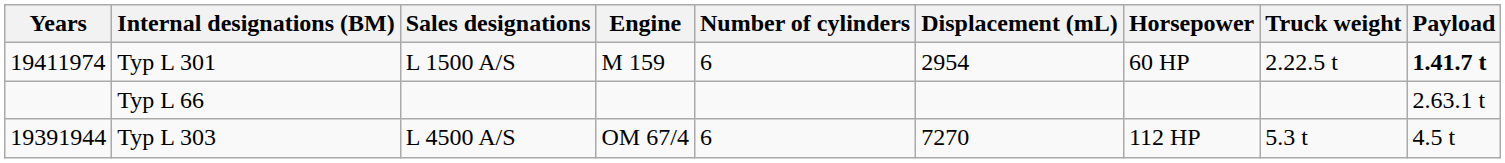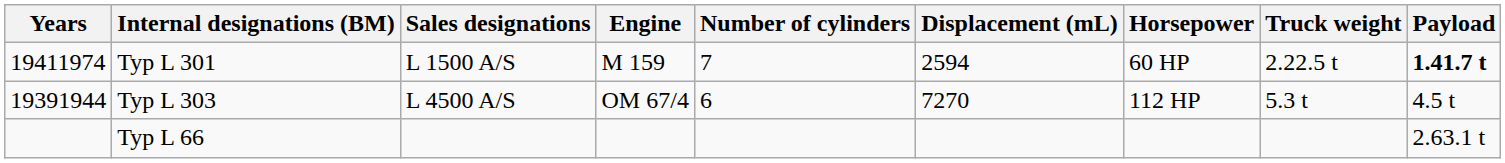(706, 61) 6 -> (706, 61) 7
(945, 61) 2954 -> (945, 61) 2594
rows swapped: (161, 99) <-> (167, 137)
